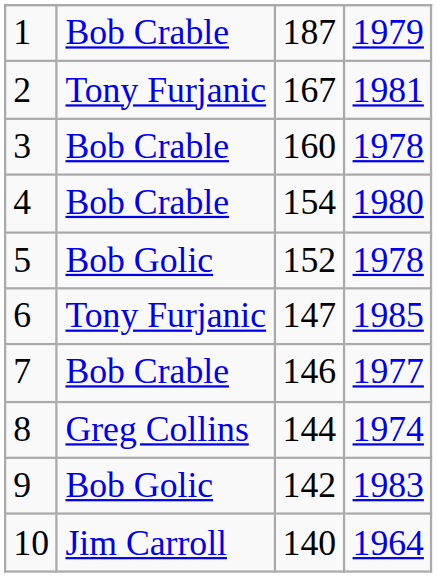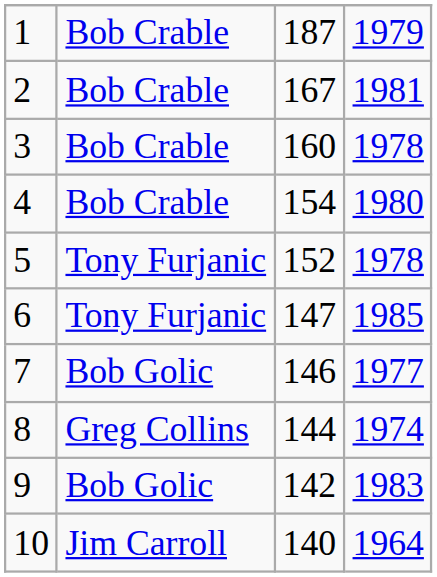(166, 89) Tony Furjanic -> (147, 89) Bob Crable
(139, 259) Bob Golic -> (166, 259) Tony Furjanic
(147, 372) Bob Crable -> (139, 372) Bob Golic
